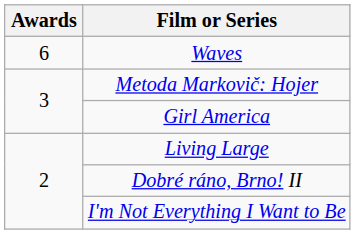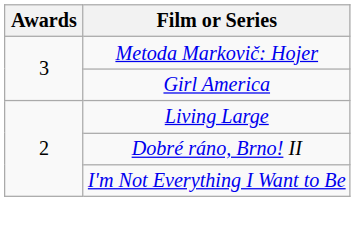- row: (217, 52)
